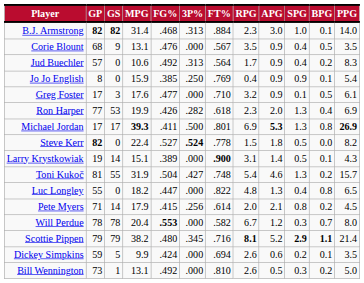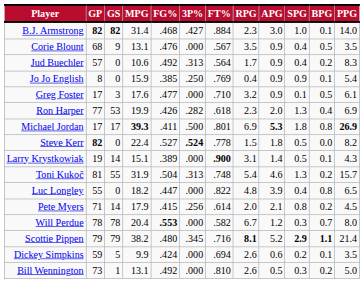(194, 30) .313 -> (194, 30) .427
(301, 126) 1.3 -> (301, 126) 1.8
(194, 174) .427 -> (194, 174) .313
(276, 190) 1.3 -> (276, 190) 3.9
